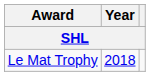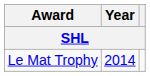(120, 60) 2018 -> (120, 60) 2014
